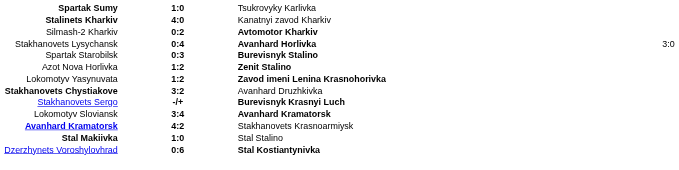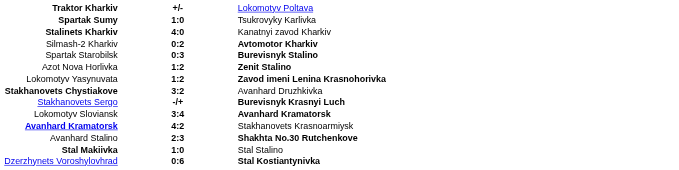+ row: (85, 8)
- row: (66, 43)
+ row: (84, 138)
